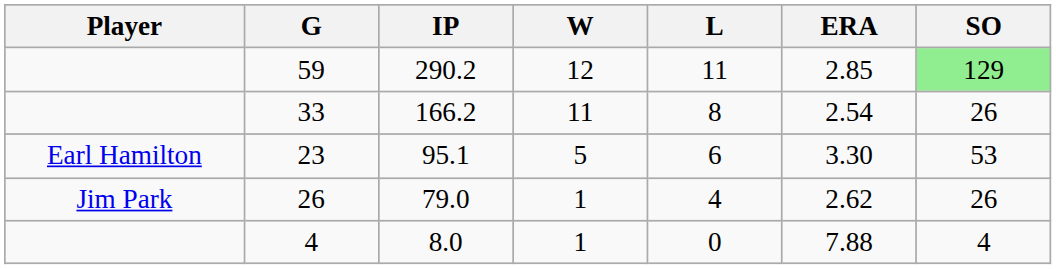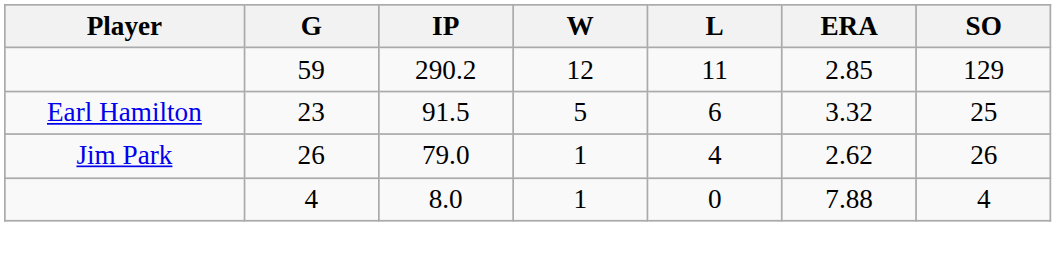(984, 69) lightgreen background -> (984, 69) no background
- row: (311, 112)
(446, 155) 95.1 -> (446, 112) 91.5
(849, 155) 3.30 -> (849, 112) 3.32
(984, 155) 53 -> (984, 112) 25
